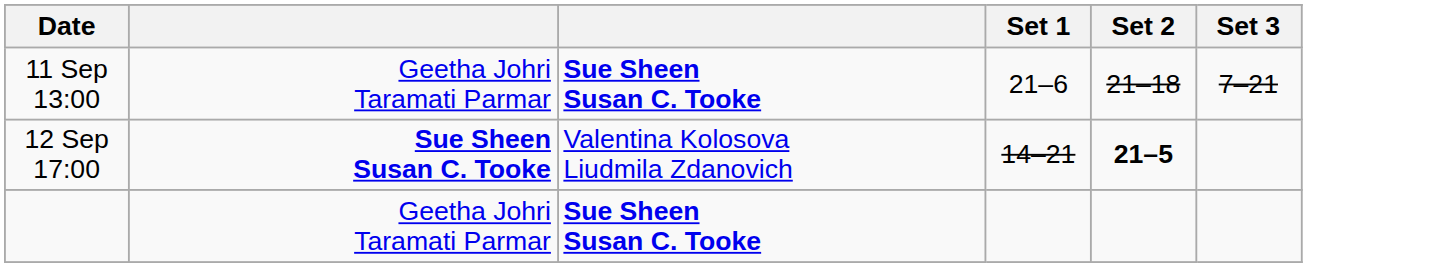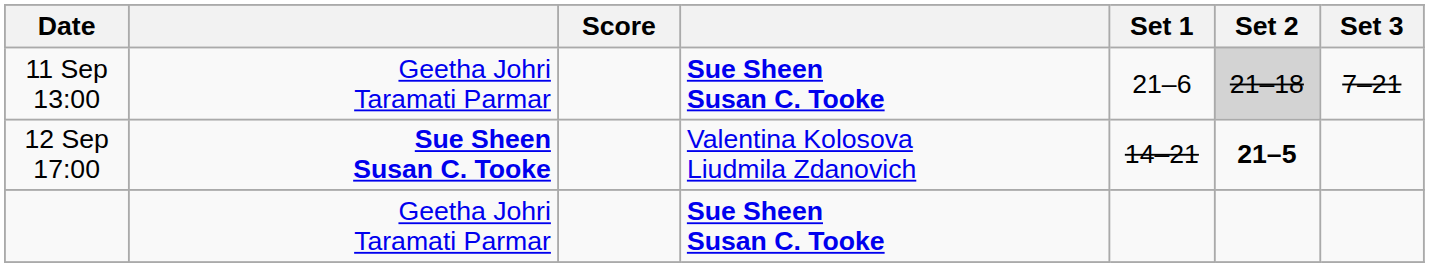+ column: (619, 26)
(1143, 83) no background -> (1267, 83) lightgrey background
